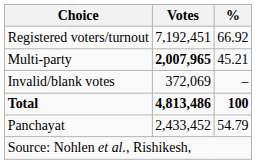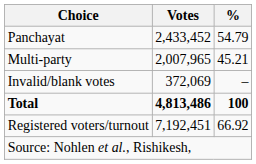rows swapped: (36, 125) <-> (78, 37)
(183, 59) bold -> (183, 59) normal
